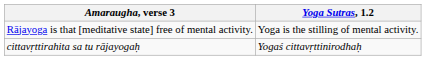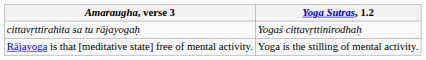rows swapped: (73, 47) <-> (130, 30)
